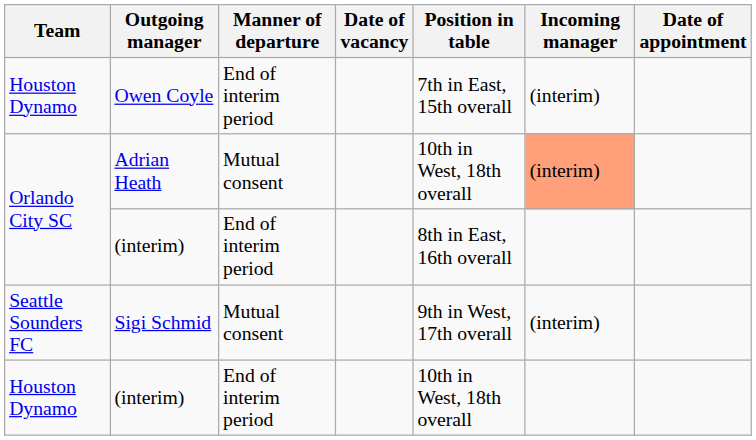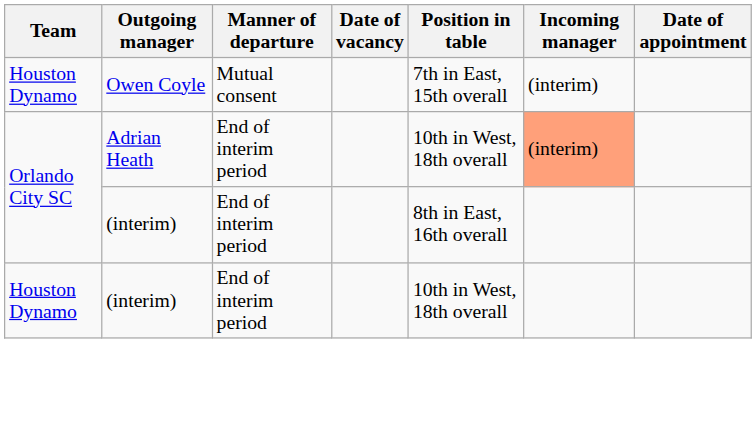(251, 95) End of interim period -> (247, 84) Mutual consent
(253, 171) Mutual consent -> (245, 148) End of interim period
- row: (46, 322)
